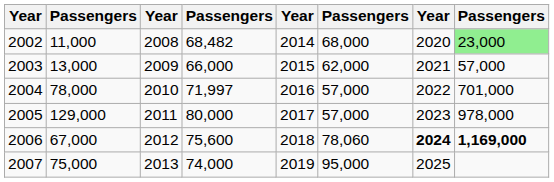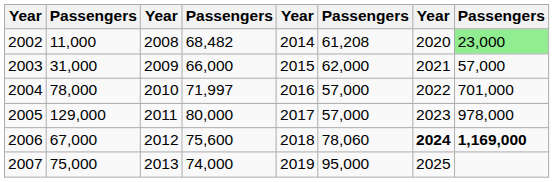(345, 41) 68,000 -> (345, 41) 61,208
(73, 66) 13,000 -> (73, 66) 31,000
